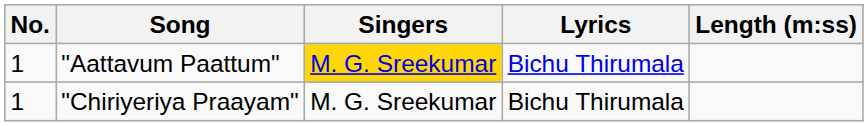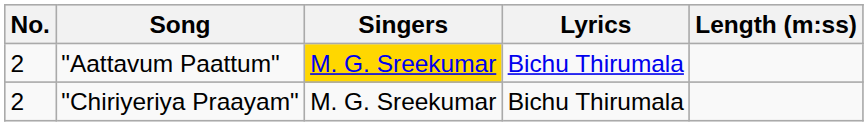(17, 63) 1 -> (17, 63) 2
(17, 102) 1 -> (17, 102) 2
